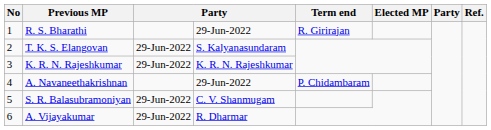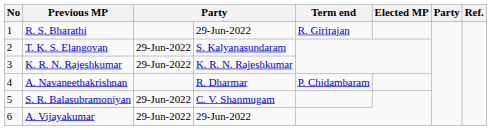(223, 82) 29-Jun-2022 -> (222, 82) R. Dharmar
(222, 116) R. Dharmar -> (223, 116) 29-Jun-2022
